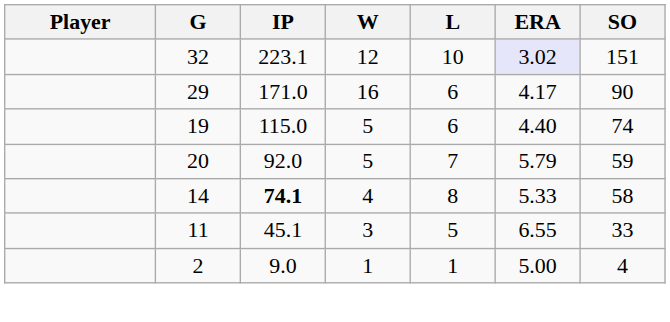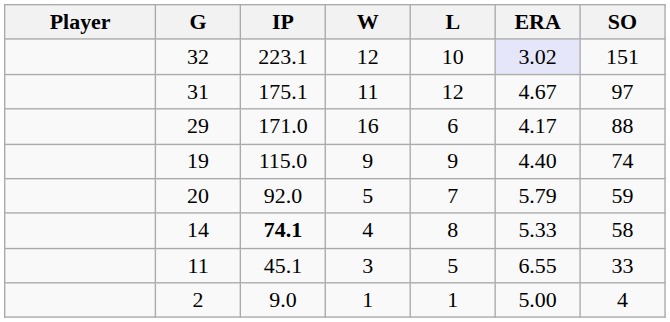+ row: (198, 91)
(622, 91) 90 -> (622, 126) 88
(368, 126) 5 -> (368, 160) 9
(453, 126) 6 -> (453, 160) 9
